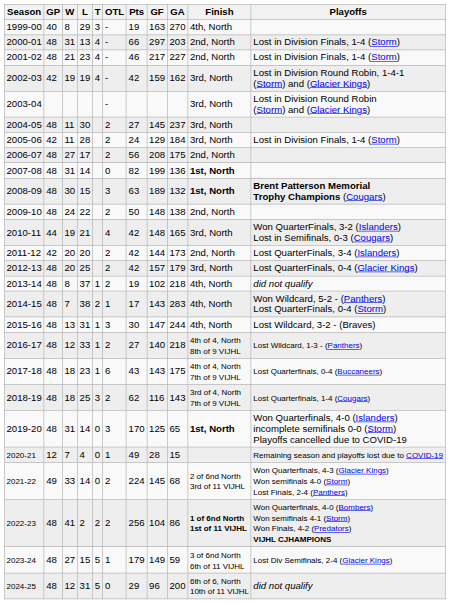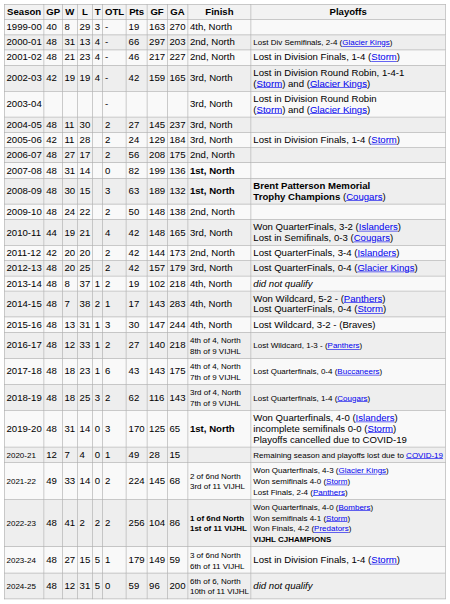(327, 42) Lost in Division Finals, 1-4 (Storm) -> (323, 43) Lost Div Semifinals, 2-4 (Glacier Kings)
(177, 78) 162 -> (177, 78) 165
(323, 560) Lost Div Semifinals, 2-4 (Glacier Kings) -> (327, 560) Lost in Division Finals, 1-4 (Storm)
(134, 586) 29 -> (134, 586) 59
